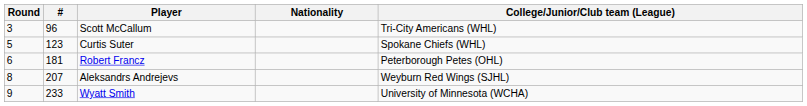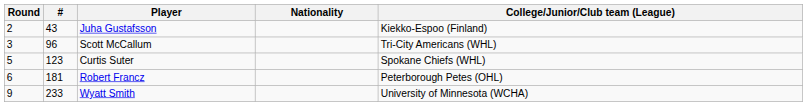+ row: (118, 28)
- row: (129, 77)
